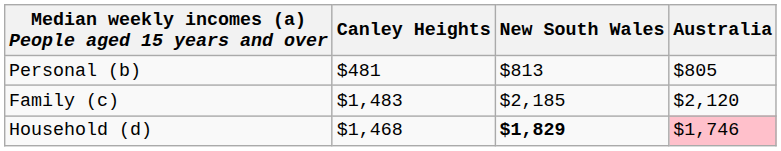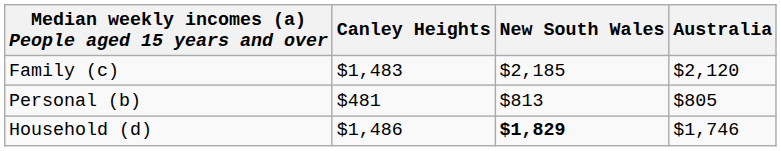rows swapped: (75, 71) <-> (64, 101)
(370, 130) $1,468 -> (370, 130) $1,486
(706, 130) pink background -> (706, 130) no background
